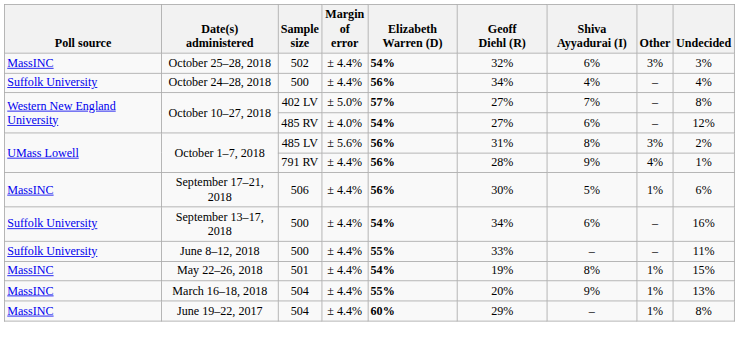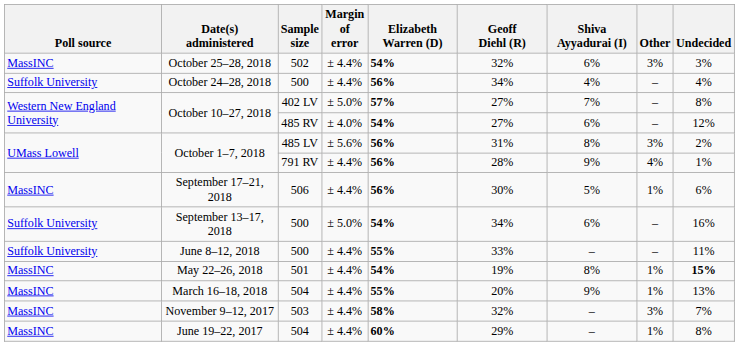(345, 224) ± 4.4% -> (345, 224) ± 5.0%
(704, 271) normal -> (704, 271) bold
+ row: (220, 311)
